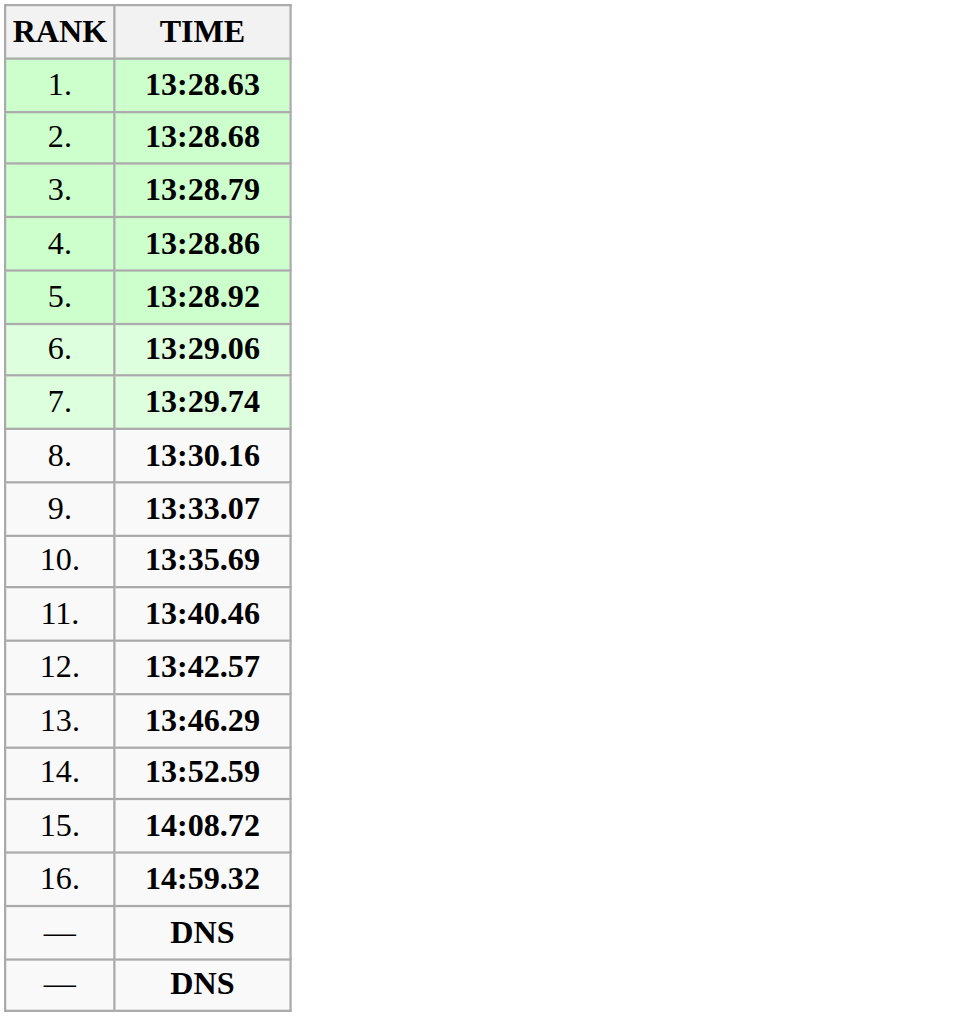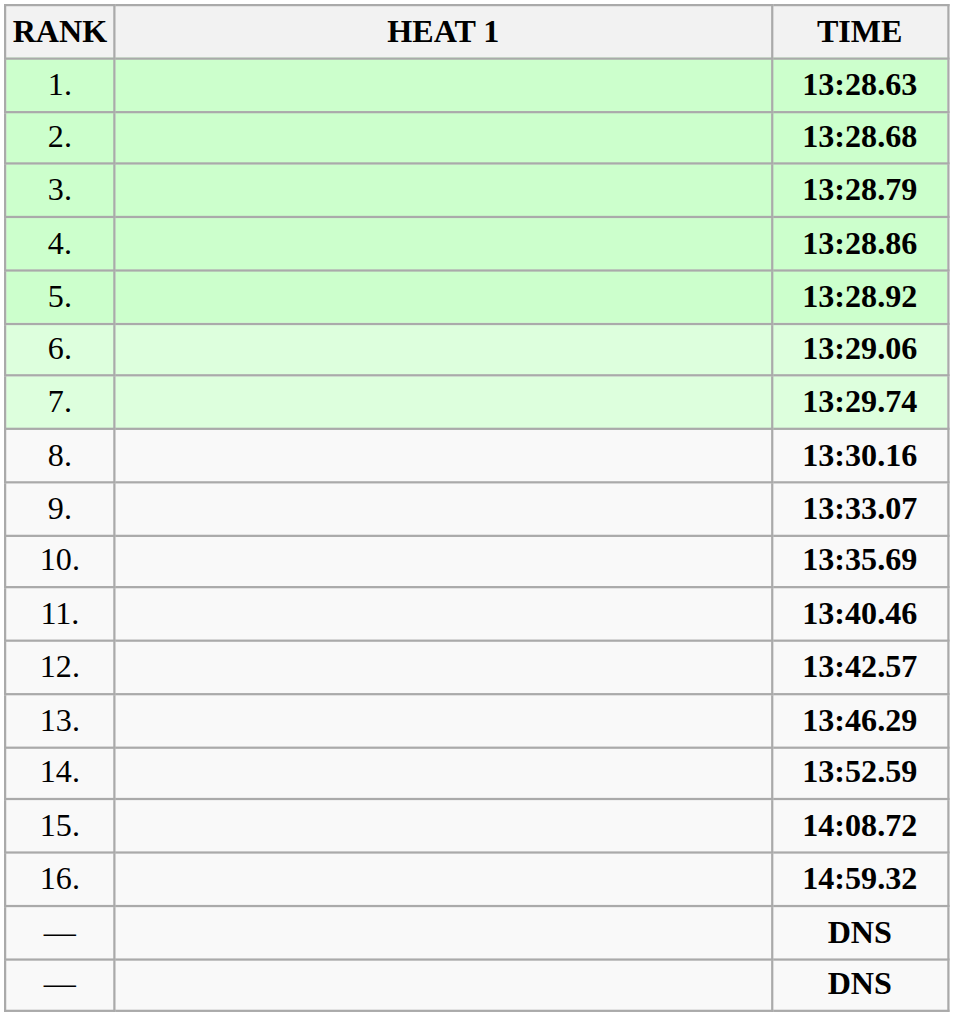+ column: (443, 31)
